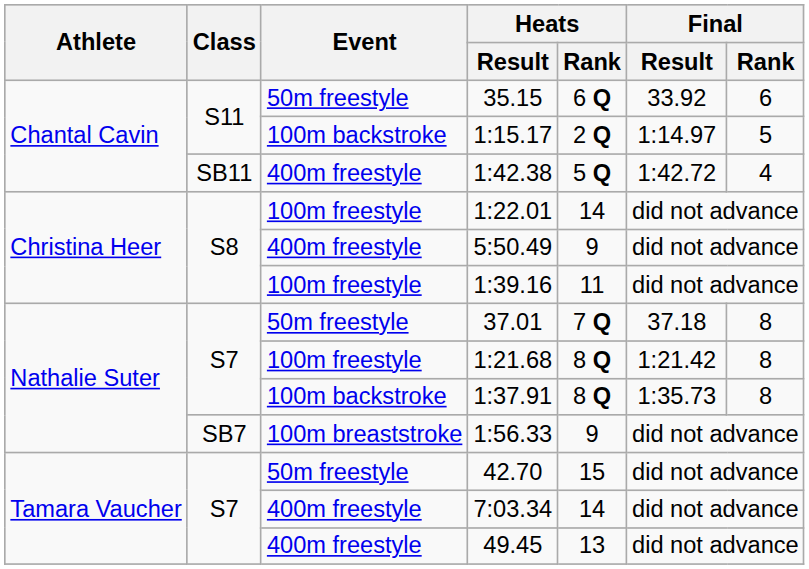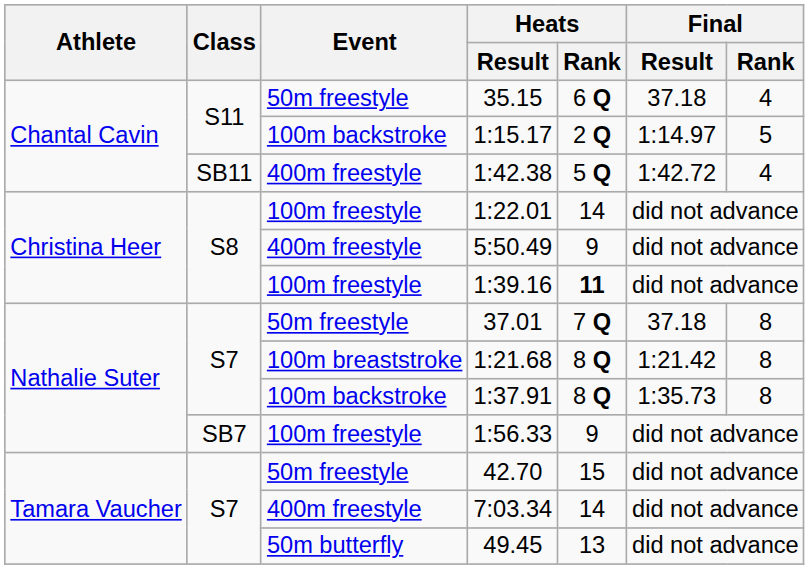(677, 98) 33.92 -> (677, 98) 37.18
(766, 98) 6 -> (766, 98) 4
(592, 285) normal -> (592, 285) bold
(344, 360) 100m freestyle -> (365, 360) 100m breaststroke
(365, 434) 100m breaststroke -> (344, 434) 100m freestyle
(344, 546) 400m freestyle -> (335, 546) 50m butterfly
